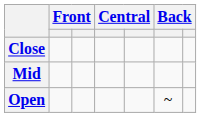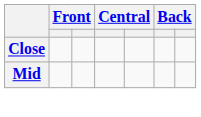- row: (27, 99)
